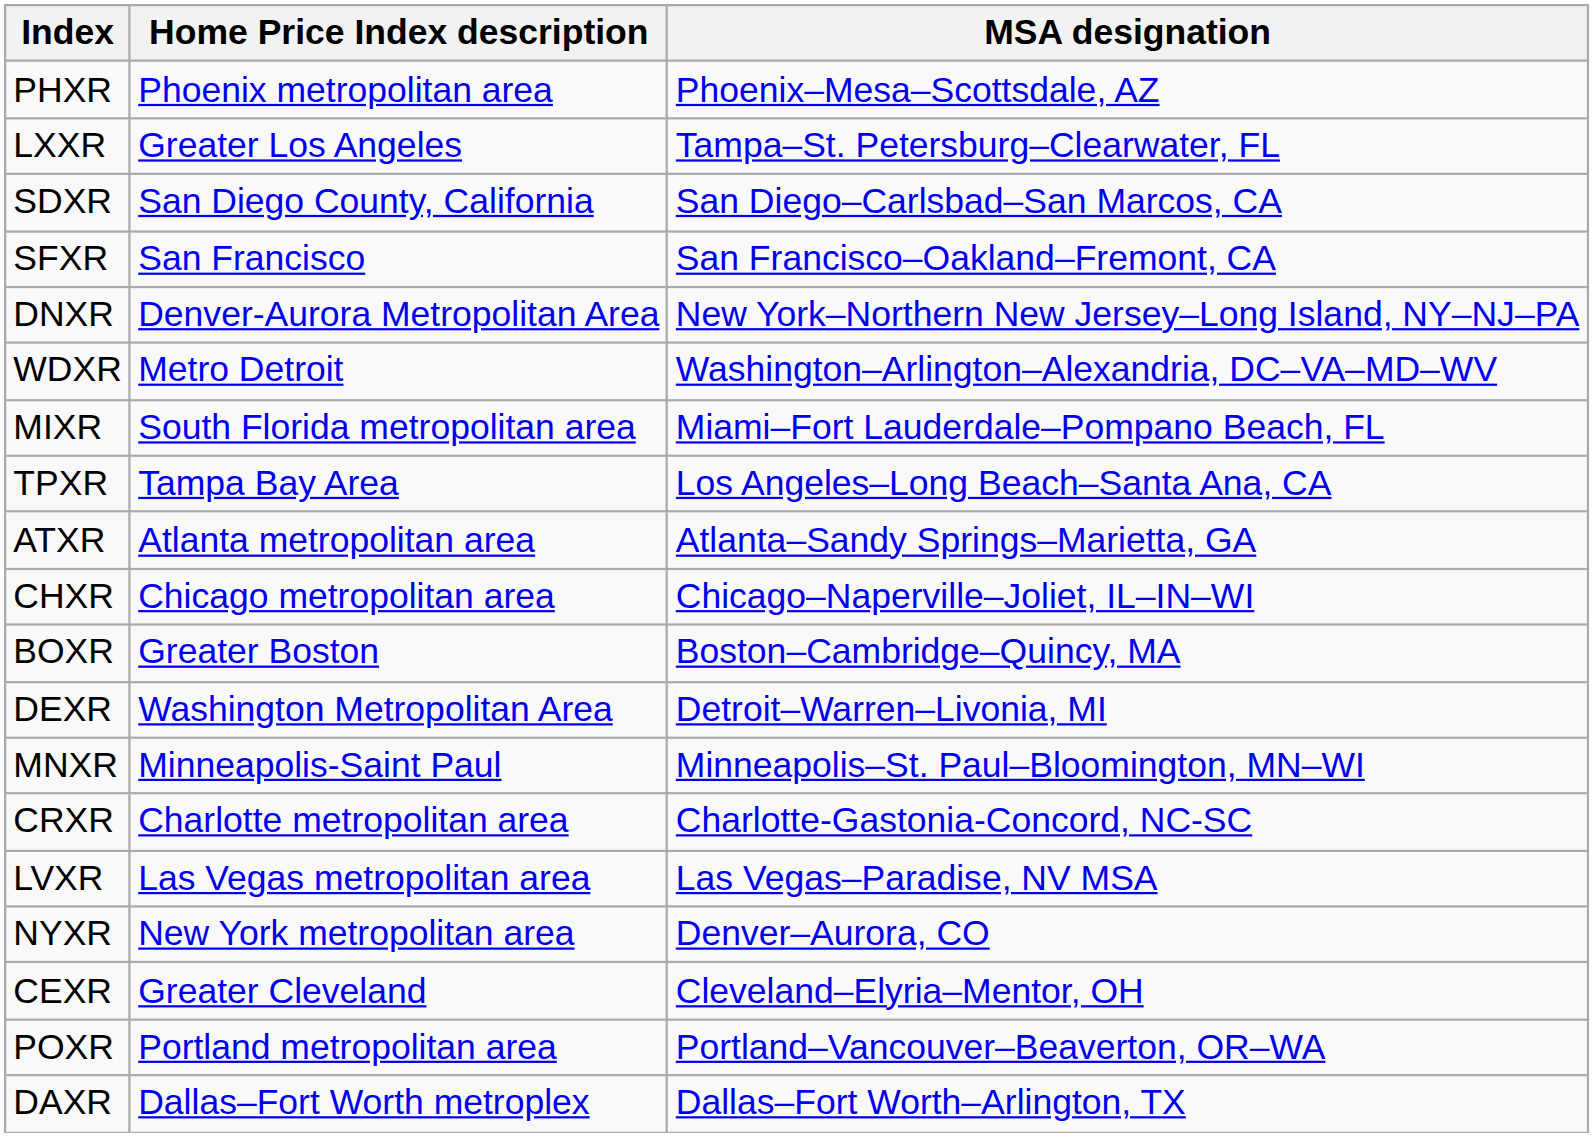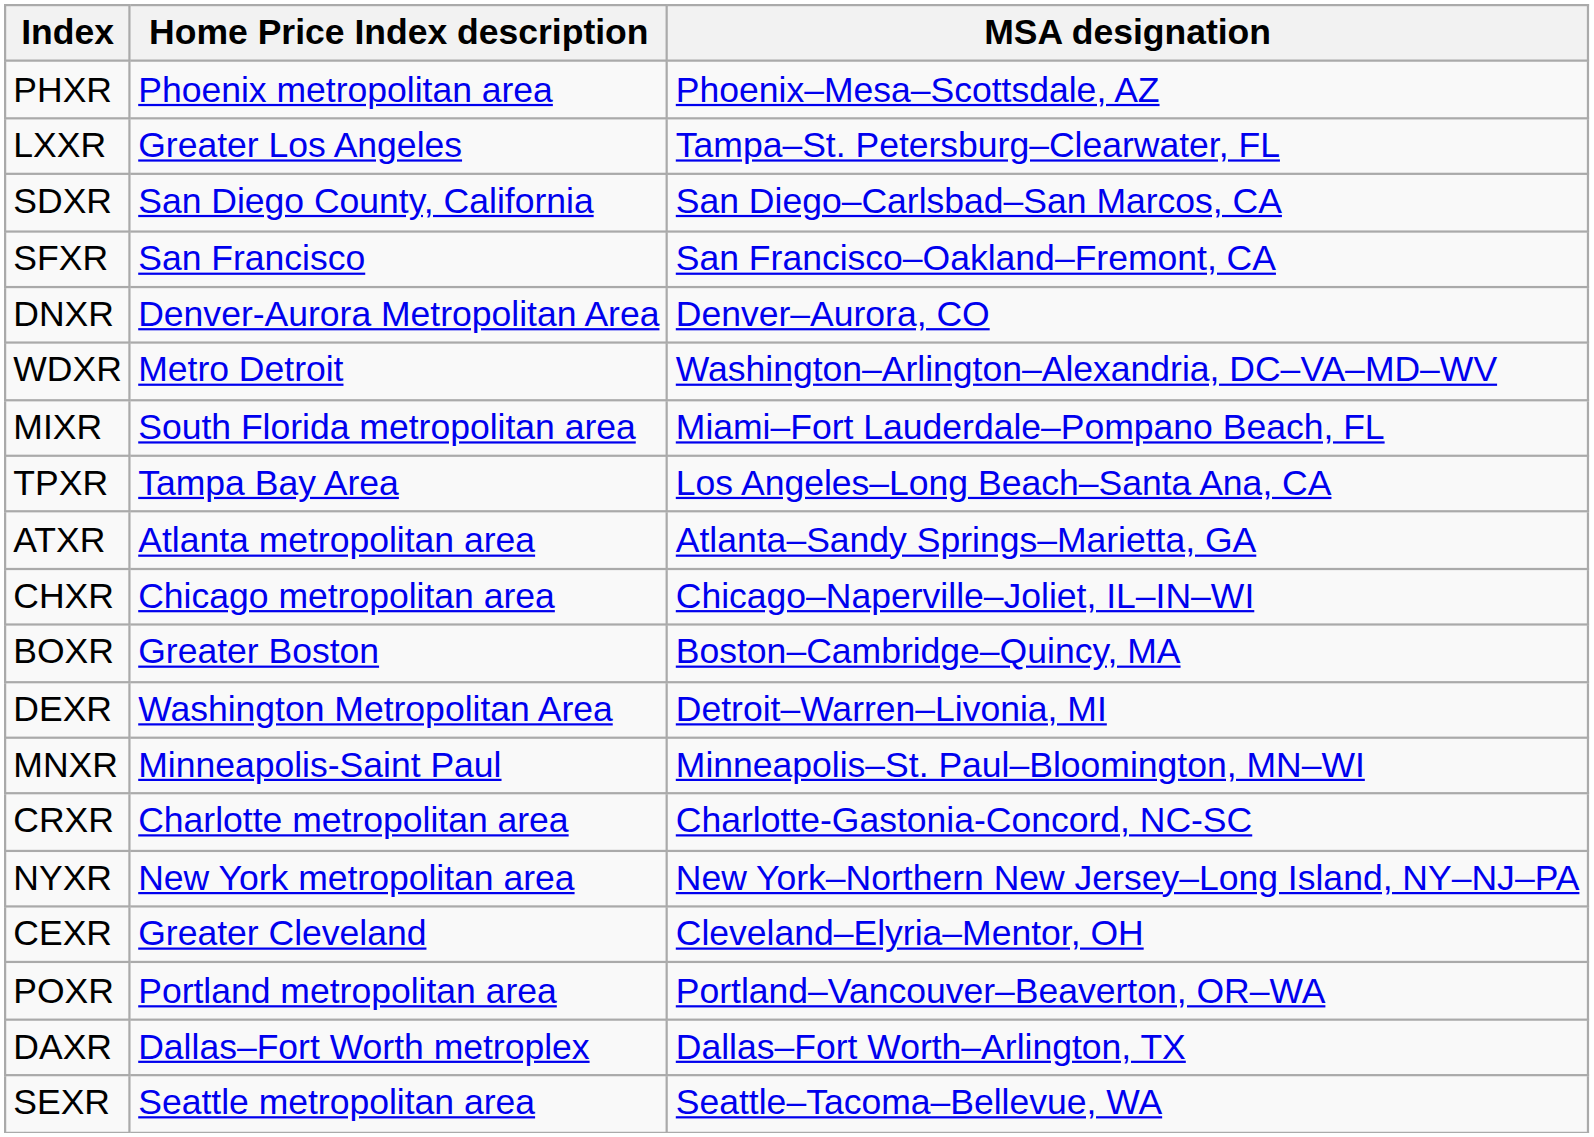(1128, 314) New York–Northern New Jersey–Long Island, NY–NJ–PA -> (833, 314) Denver–Aurora, CO
- row: (58, 877)
(833, 933) Denver–Aurora, CO -> (1128, 877) New York–Northern New Jersey–Long Island, NY–NJ–PA
+ row: (62, 1102)
